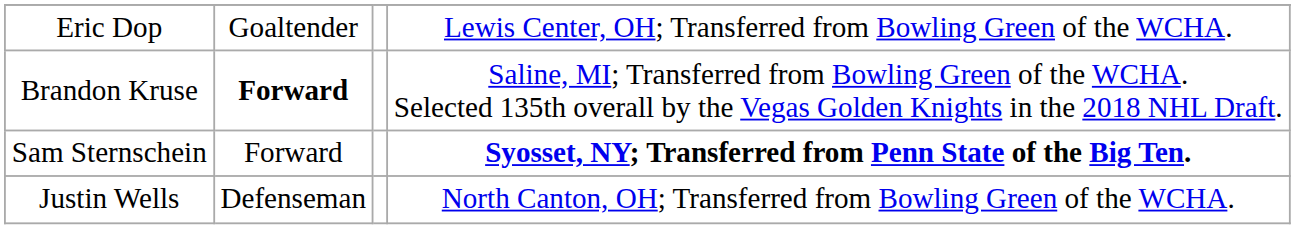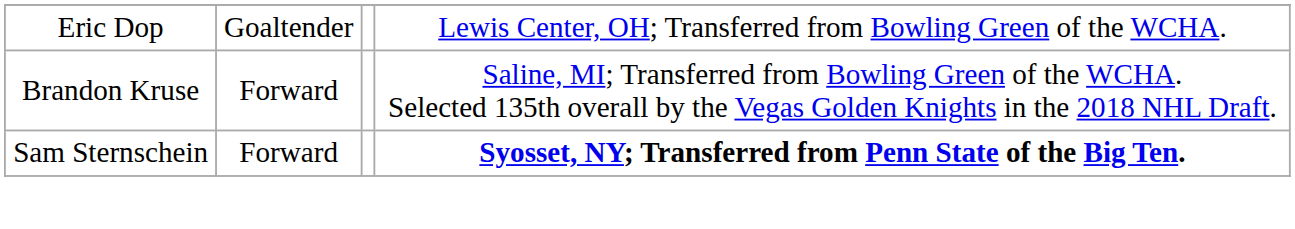(293, 90) bold -> (289, 90) normal
- row: (109, 198)
